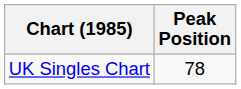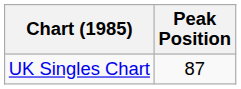(195, 68) 78 -> (195, 68) 87
